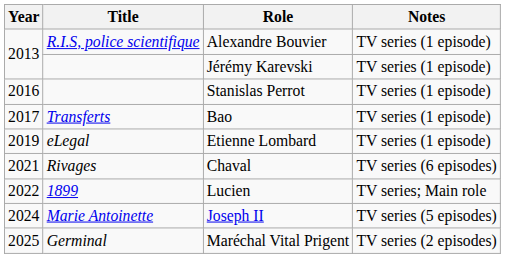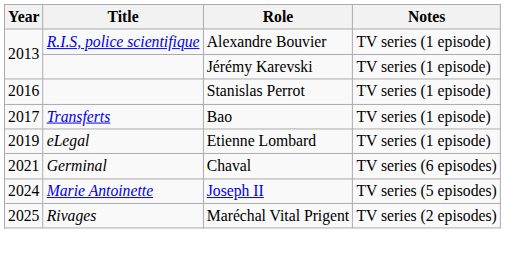(72, 166) Rivages -> (77, 166) Germinal
- row: (229, 191)
(77, 240) Germinal -> (72, 215) Rivages
